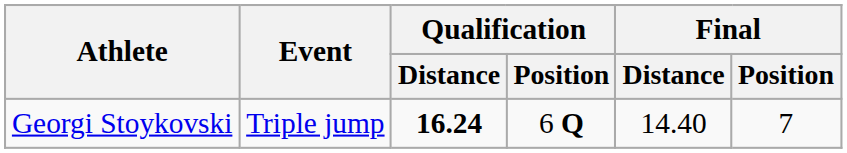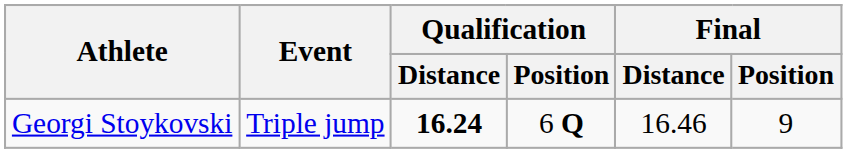(674, 123) 14.40 -> (674, 123) 16.46
(786, 123) 7 -> (786, 123) 9
